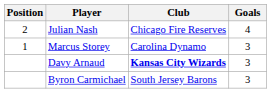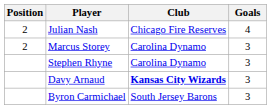(25, 46) 1 -> (25, 46) 2
+ row: (80, 63)
